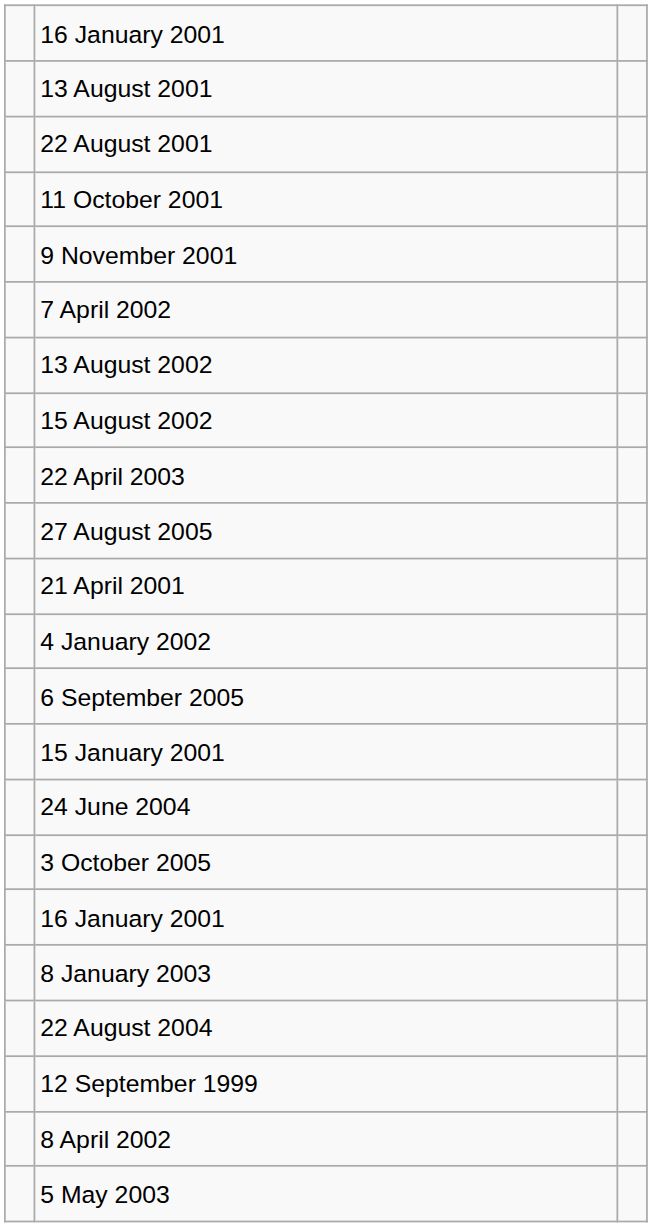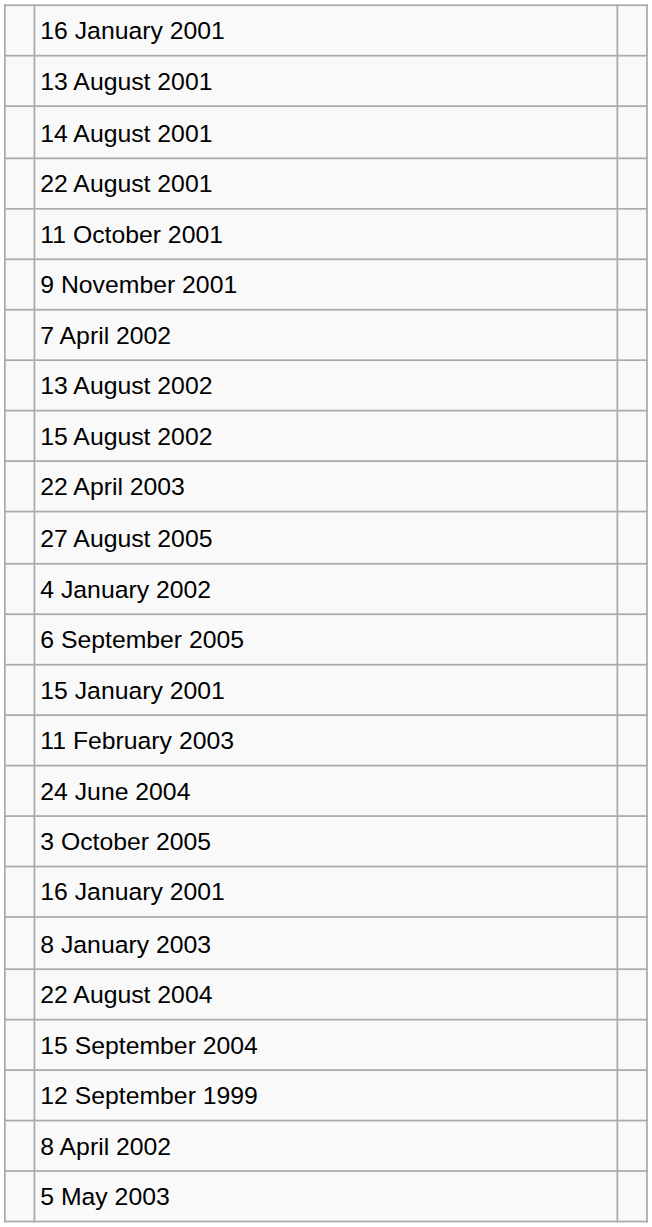+ row: (20, 132)
- row: (20, 586)
+ row: (20, 740)
+ row: (20, 1045)
